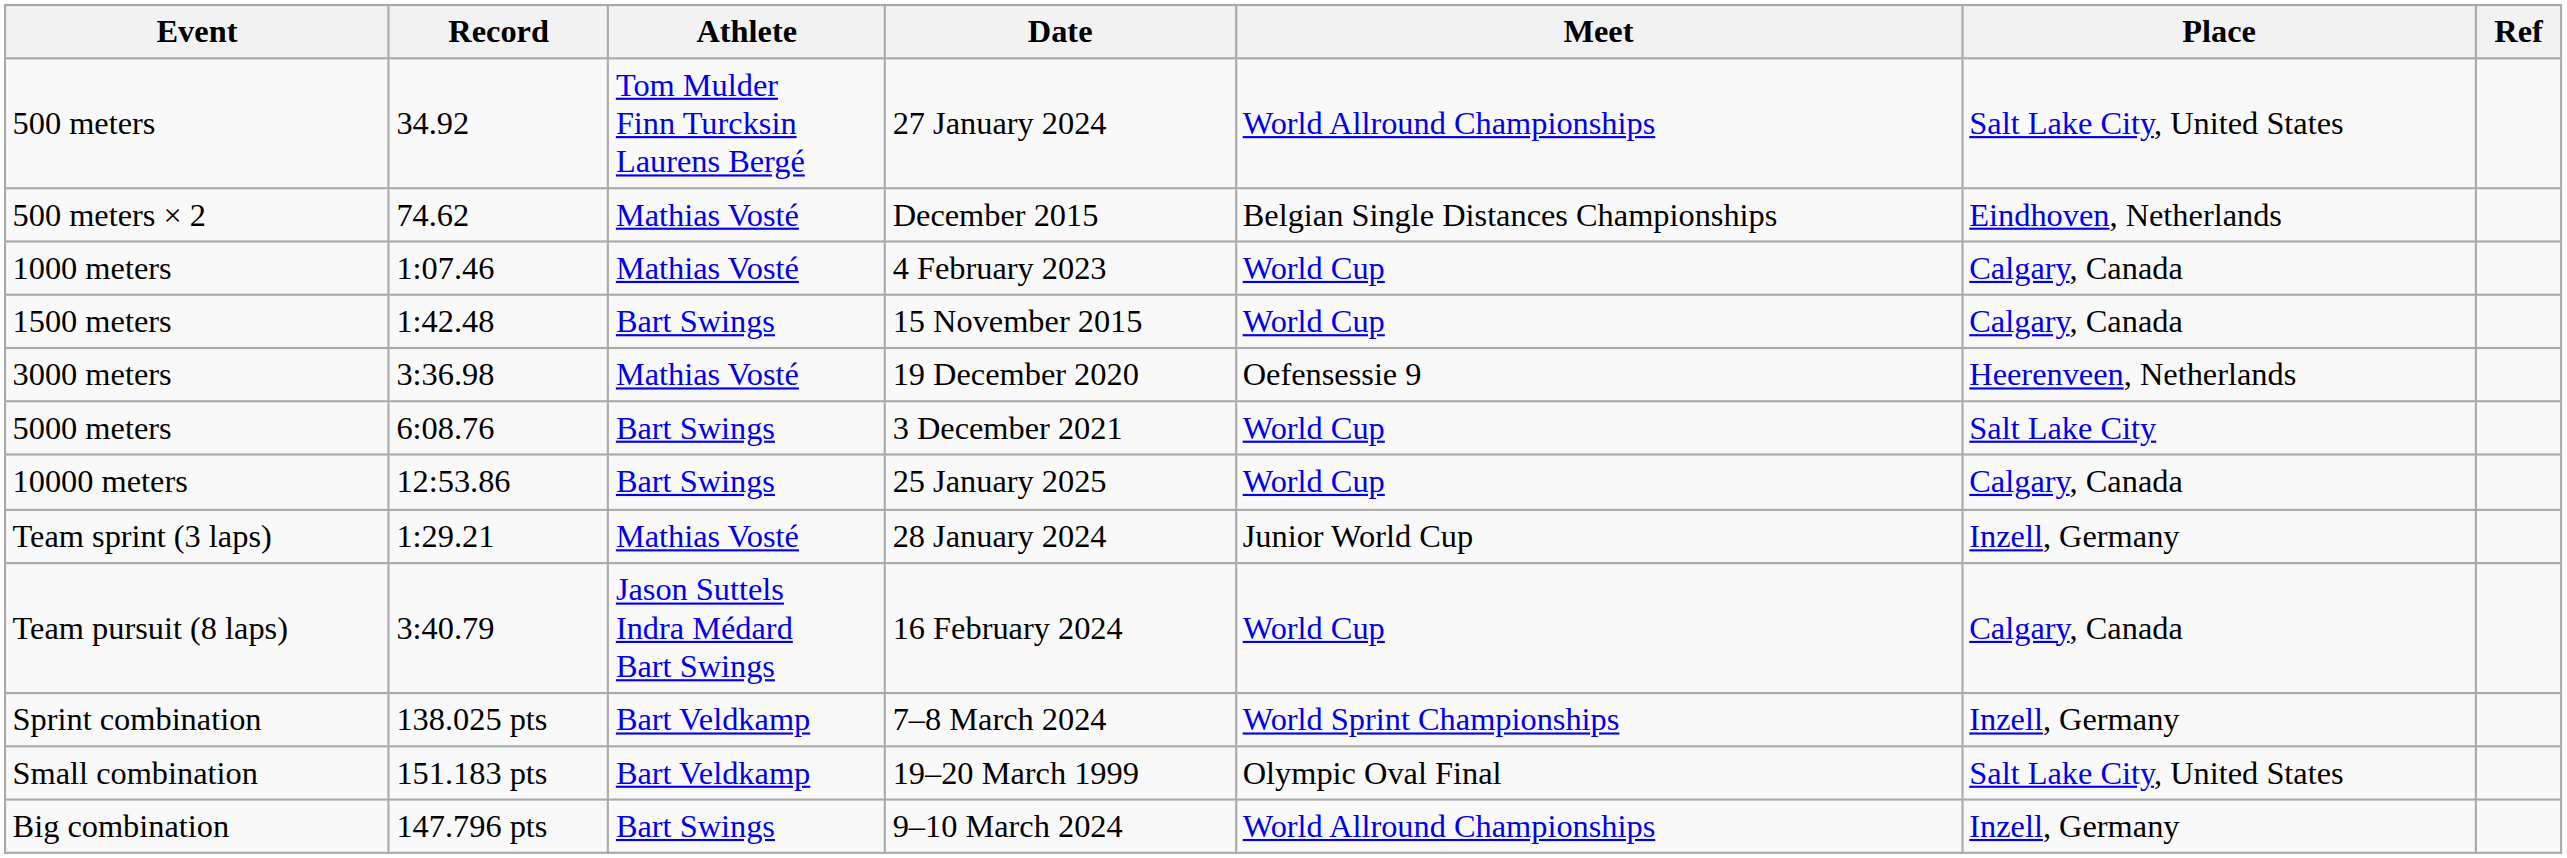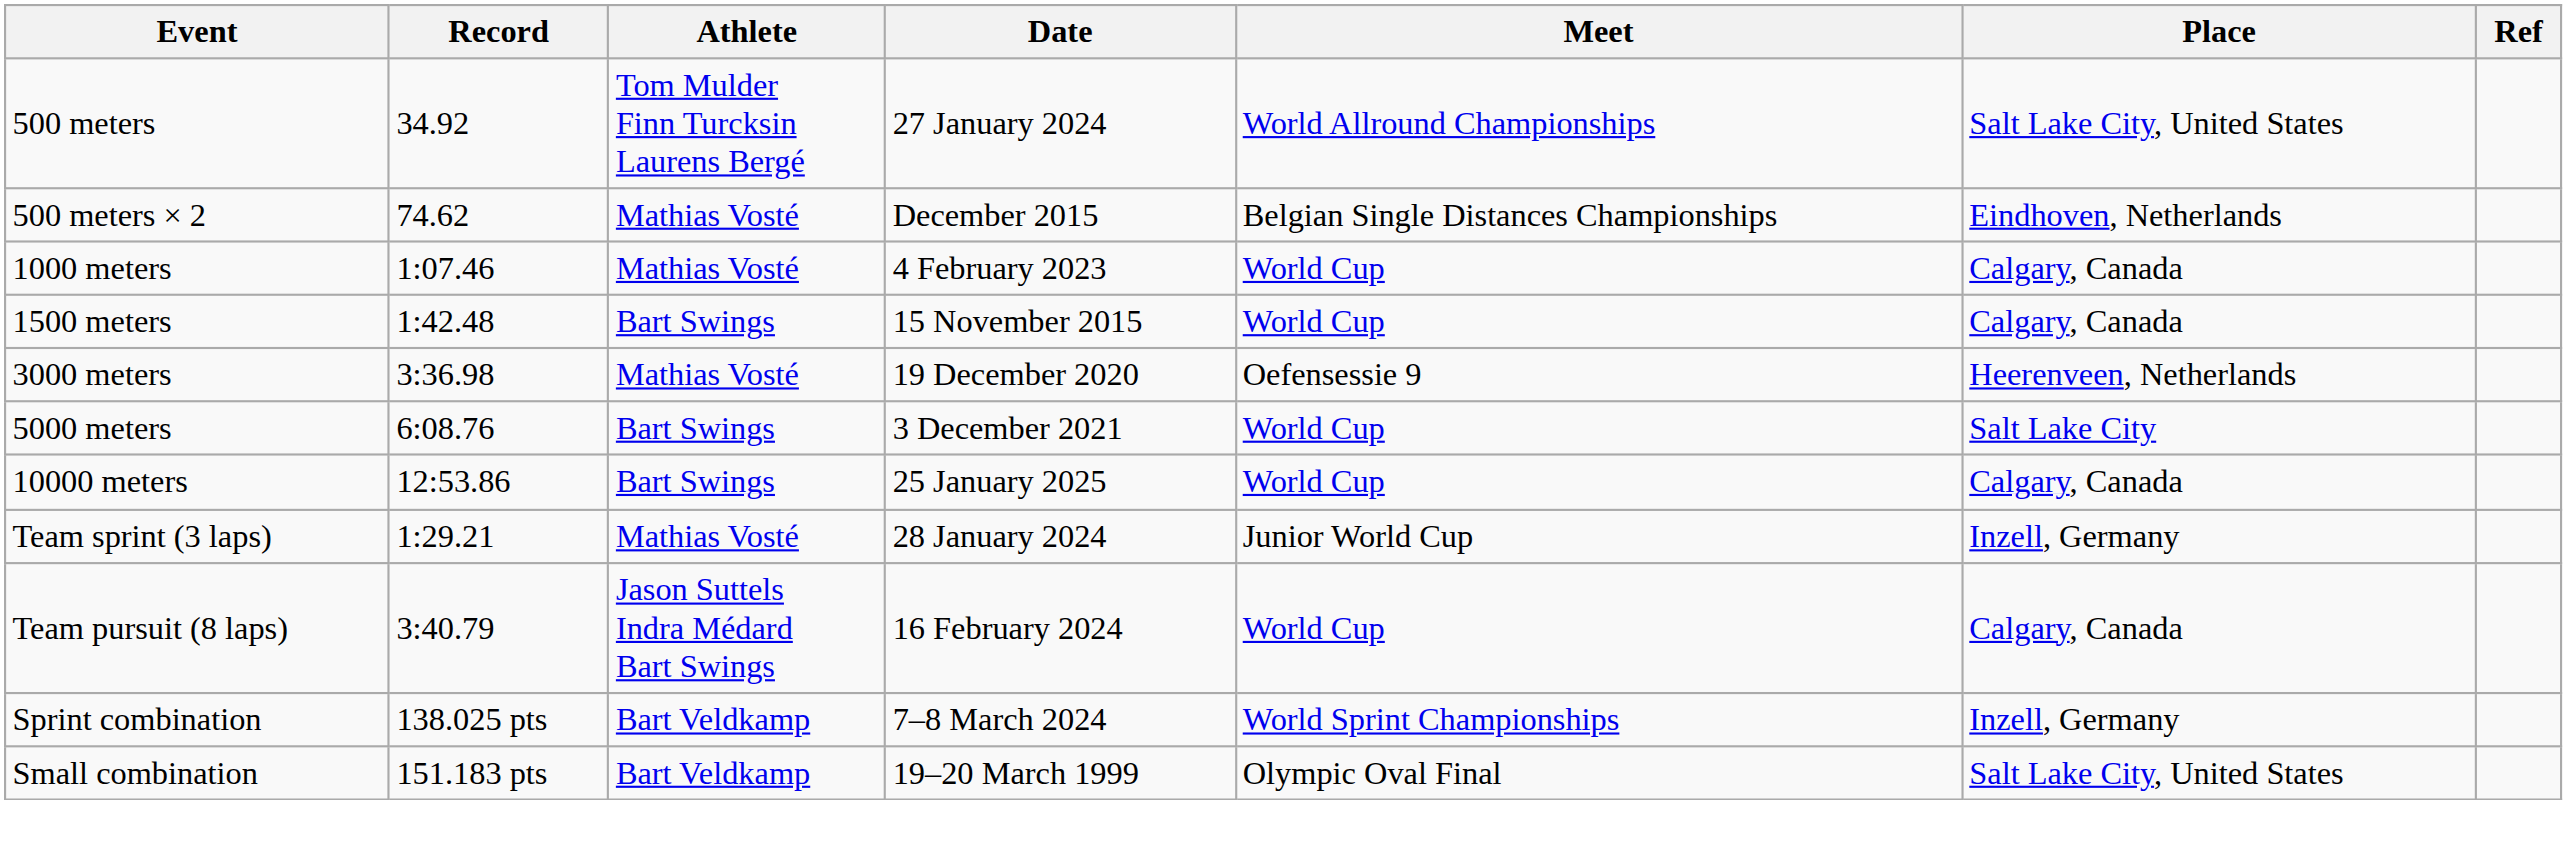- row: (121, 825)
